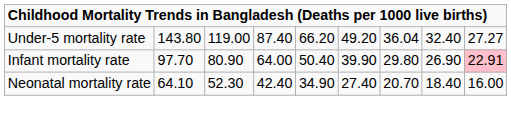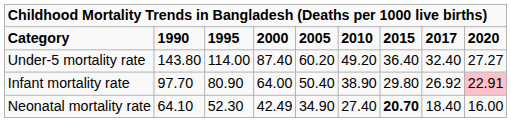+ row: (39, 38)
(229, 38) 119.00 -> (229, 60) 114.00
(317, 38) 66.20 -> (317, 60) 60.20
(401, 38) 36.04 -> (401, 60) 36.40
(359, 60) 39.90 -> (359, 83) 38.90
(443, 60) 26.90 -> (443, 83) 26.92
(275, 83) 42.40 -> (275, 106) 42.49
(401, 83) normal -> (401, 106) bold
